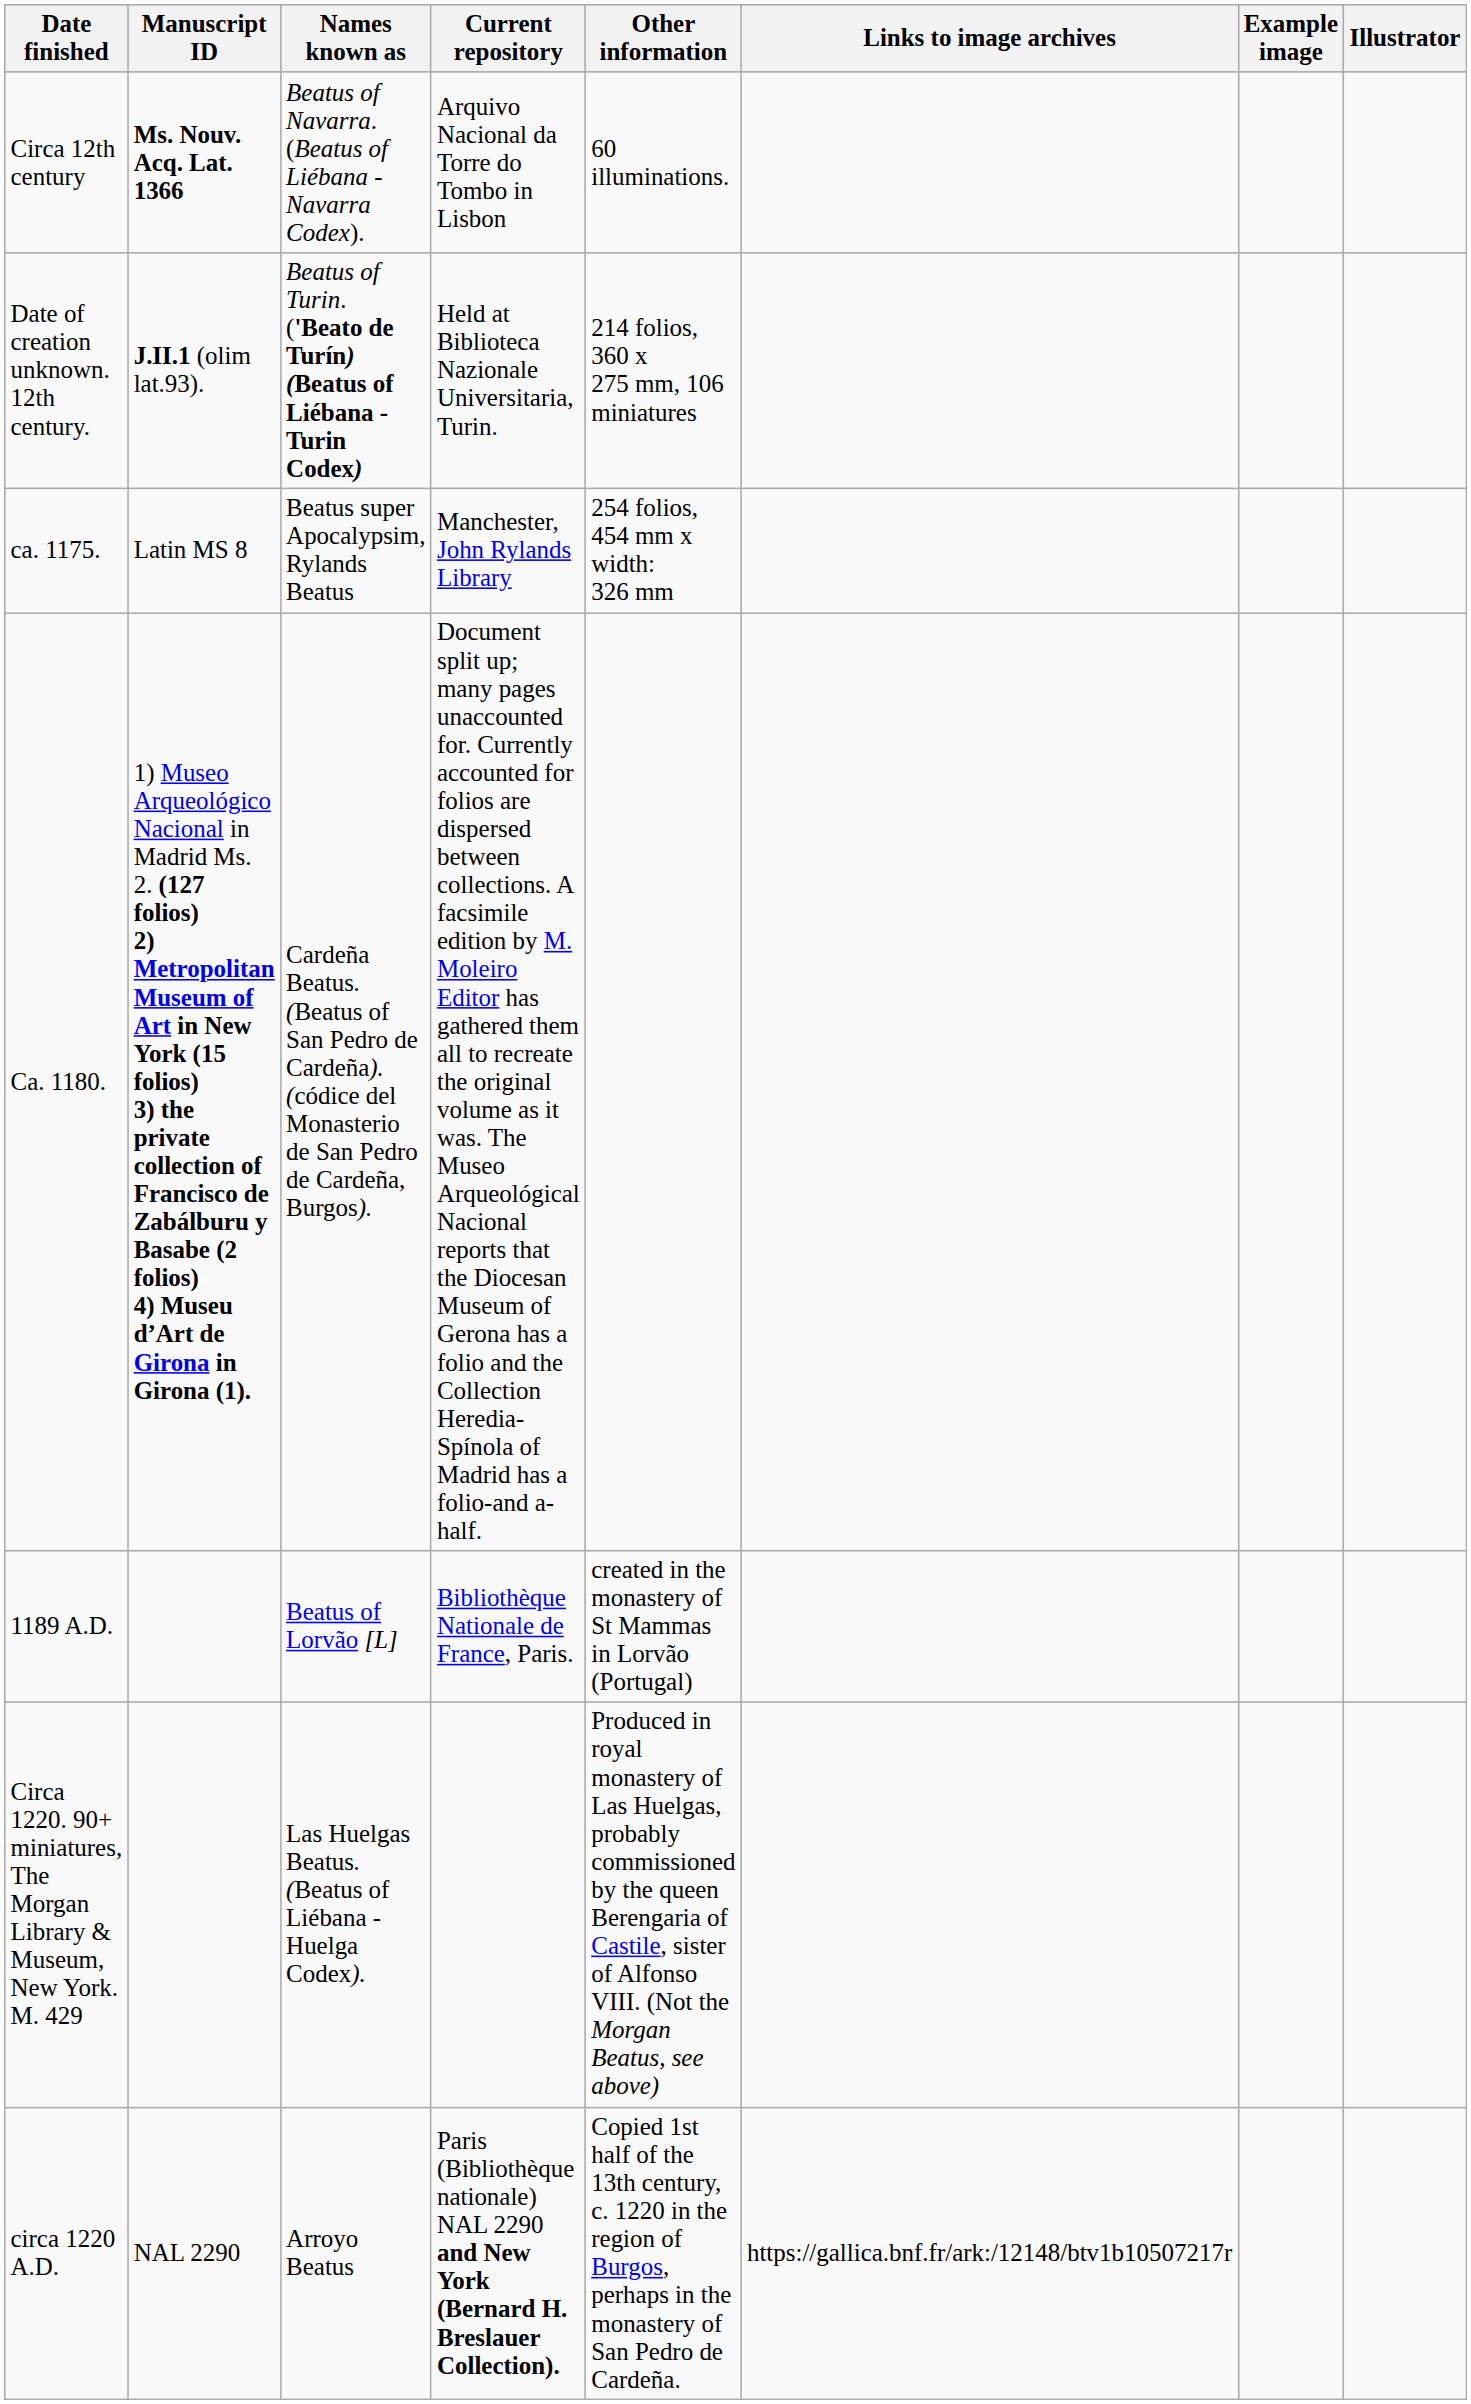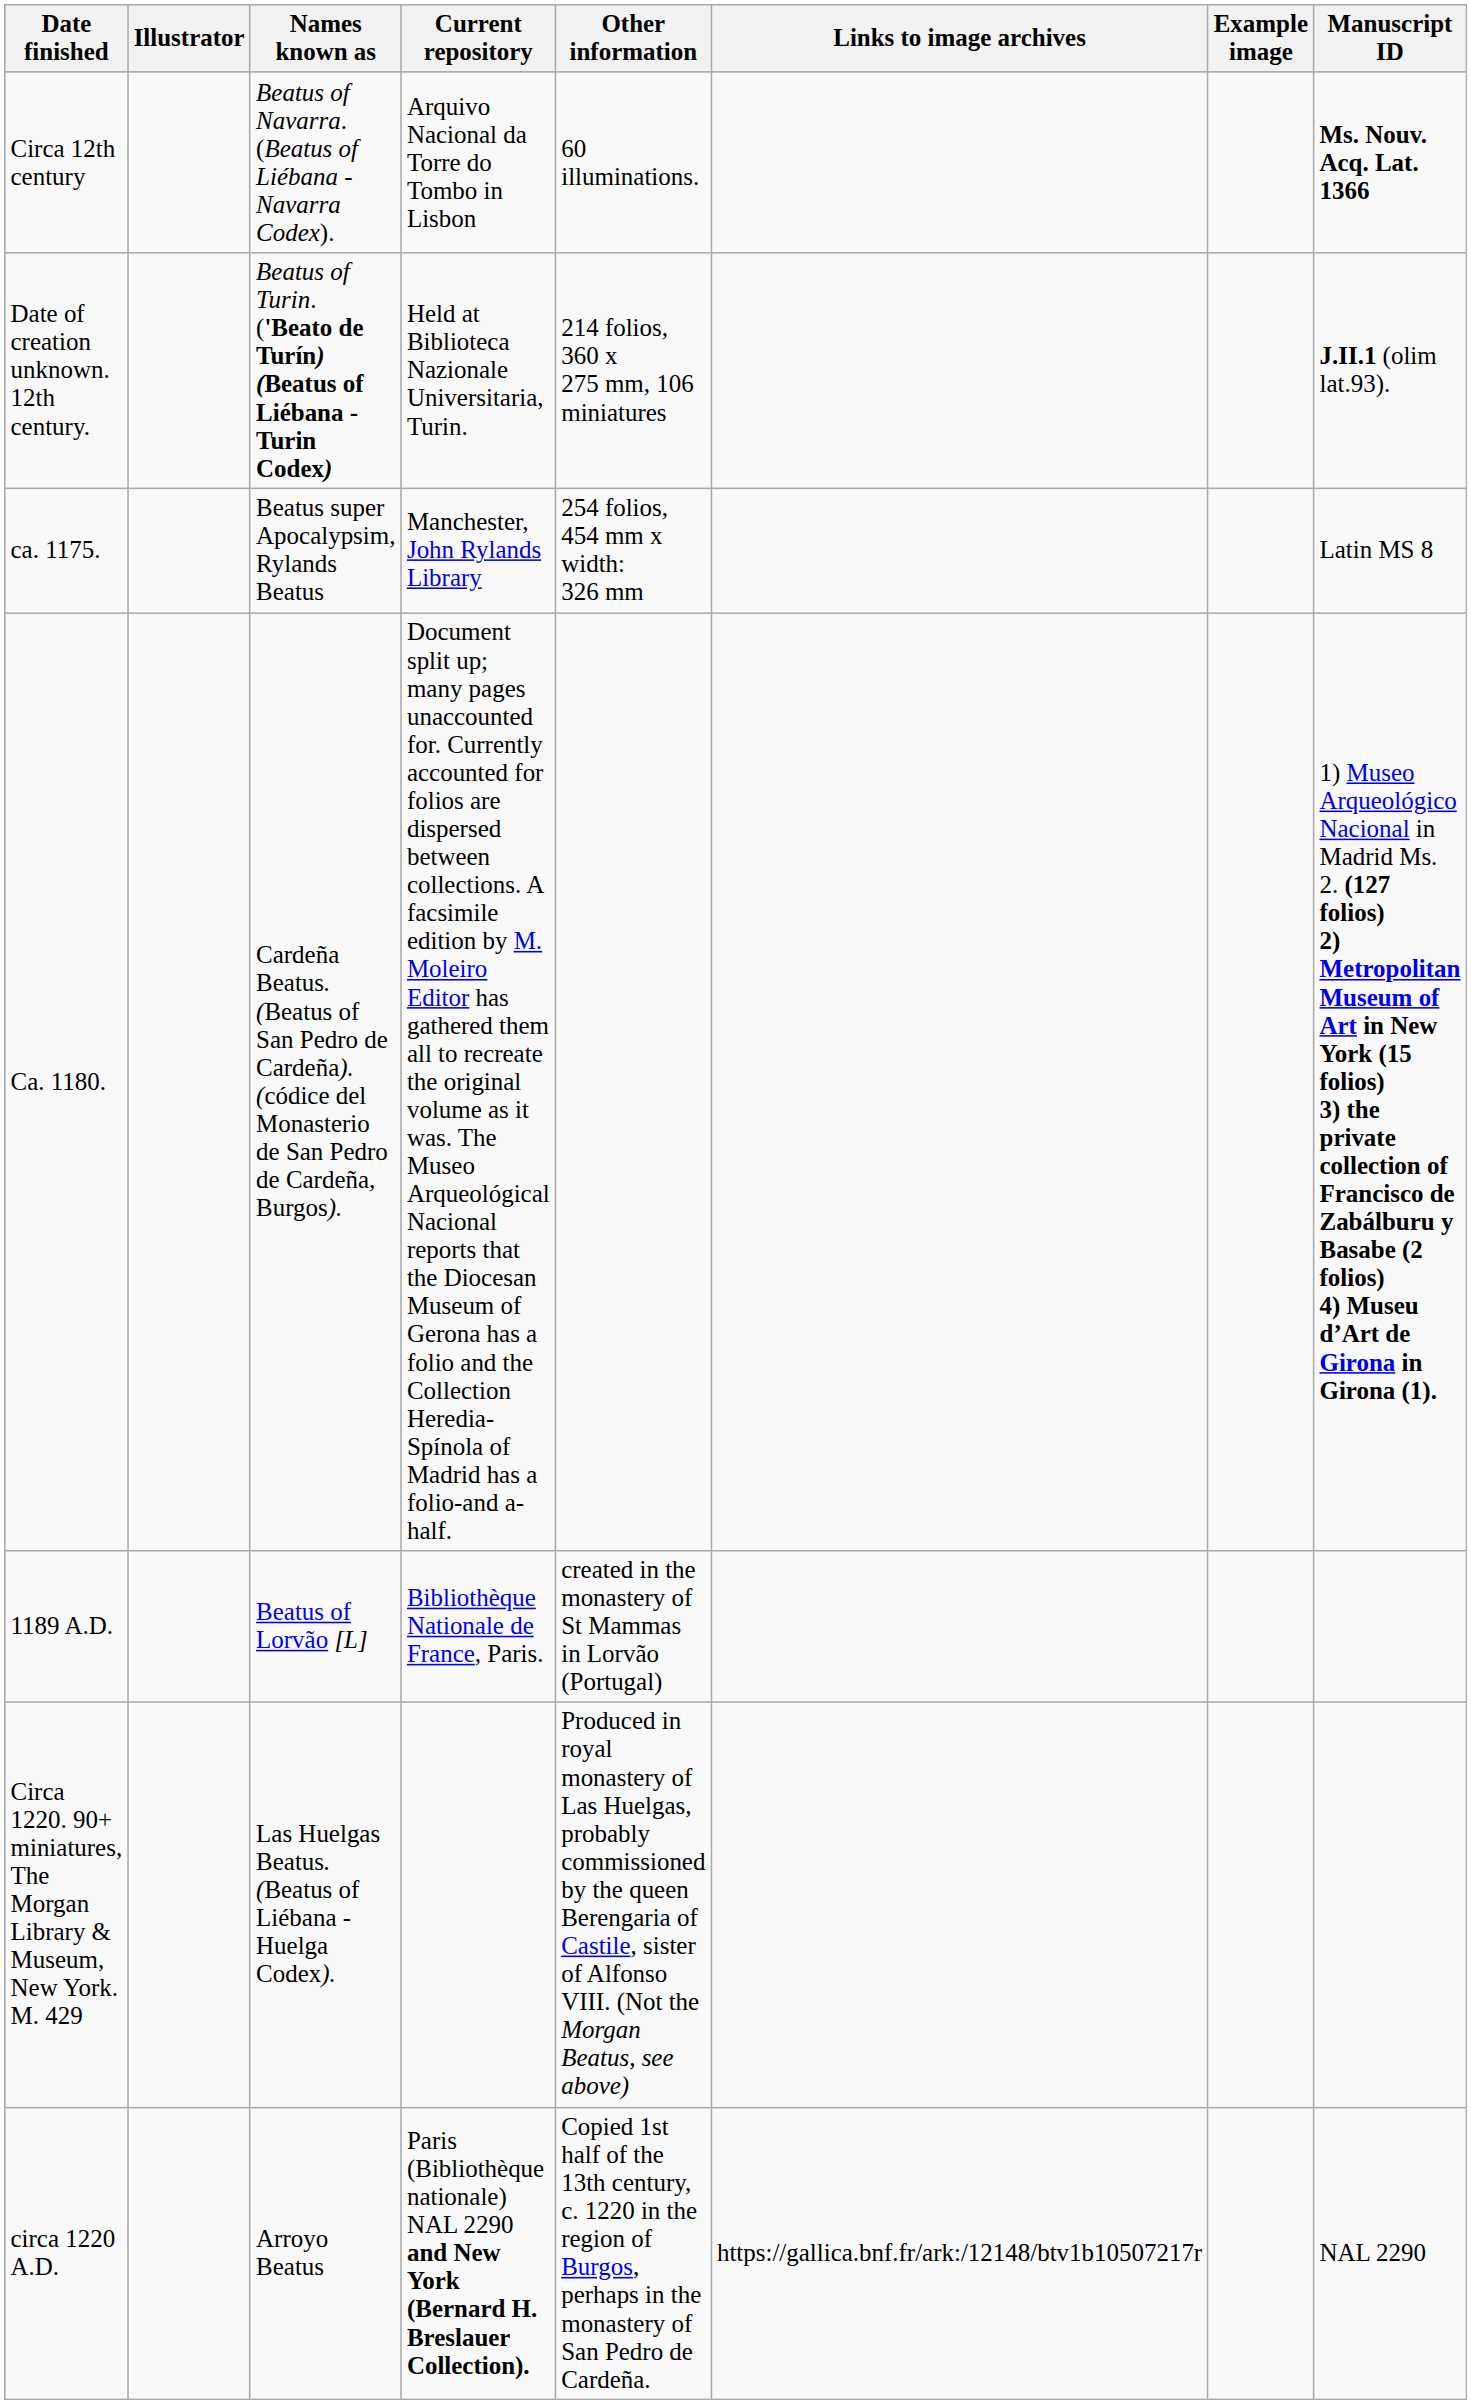columns swapped: (204, 38) <-> (1405, 38)
